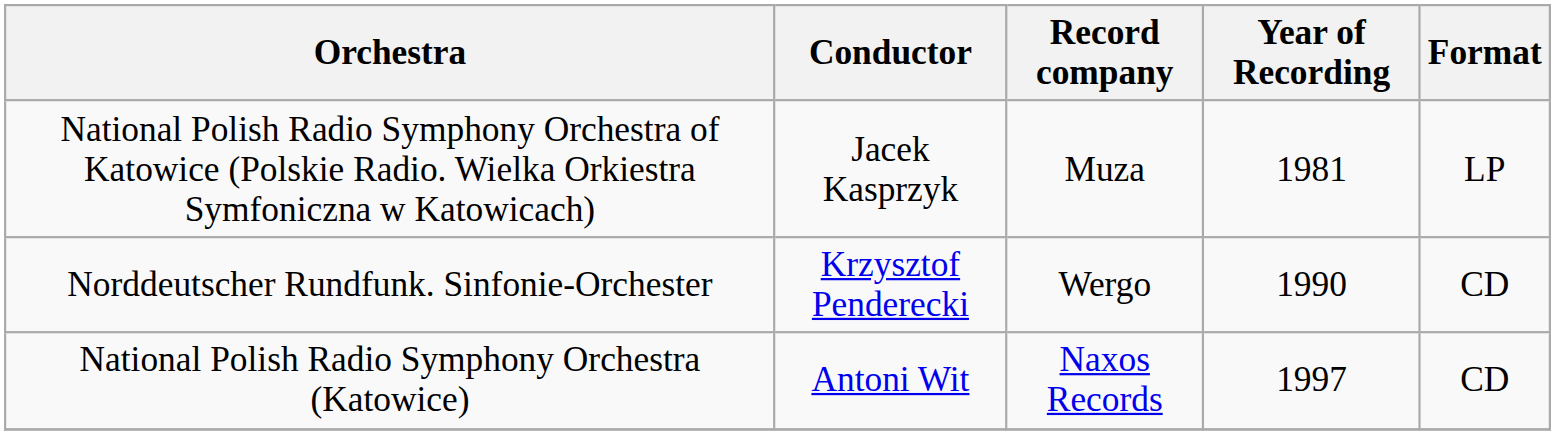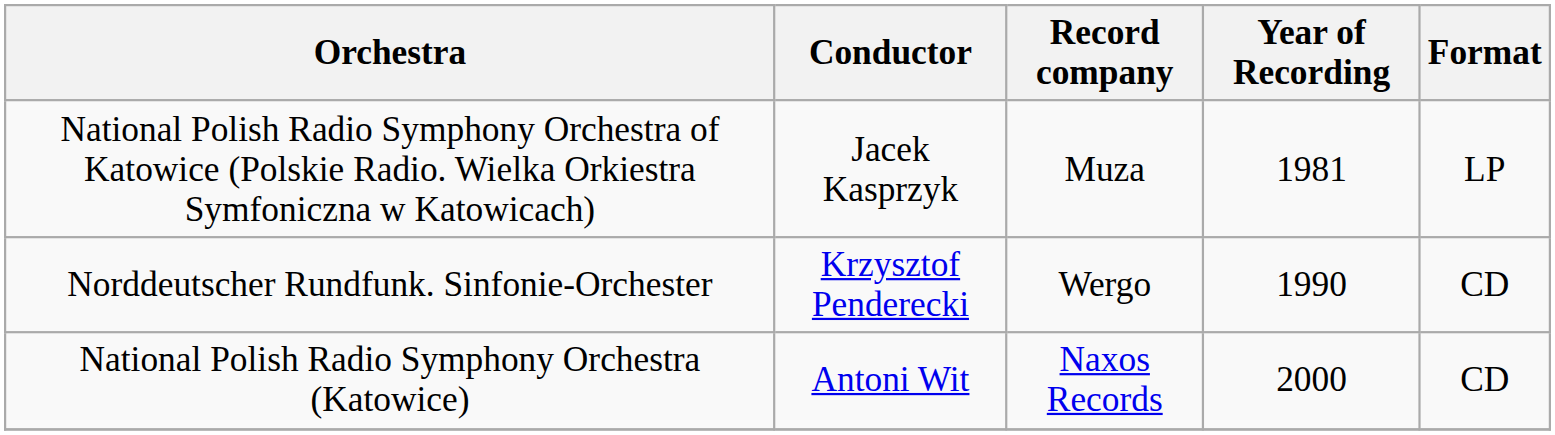(1311, 379) 1997 -> (1311, 379) 2000
